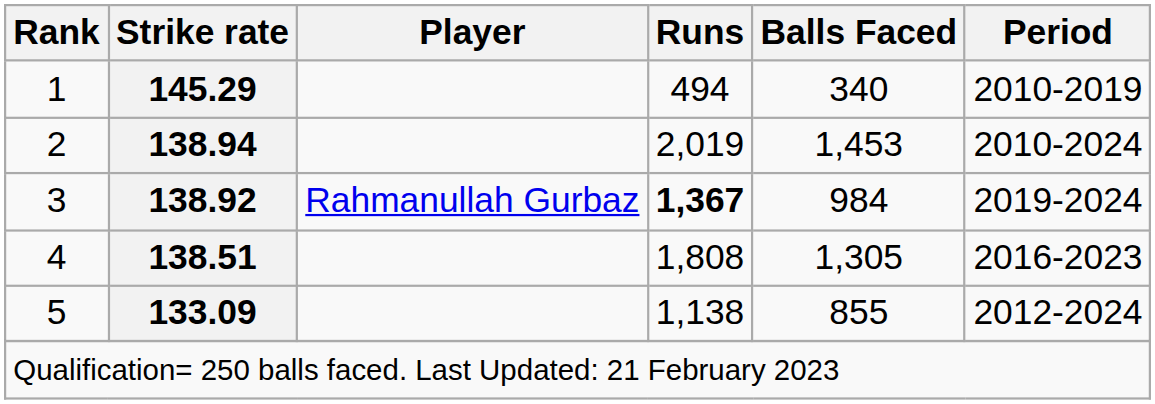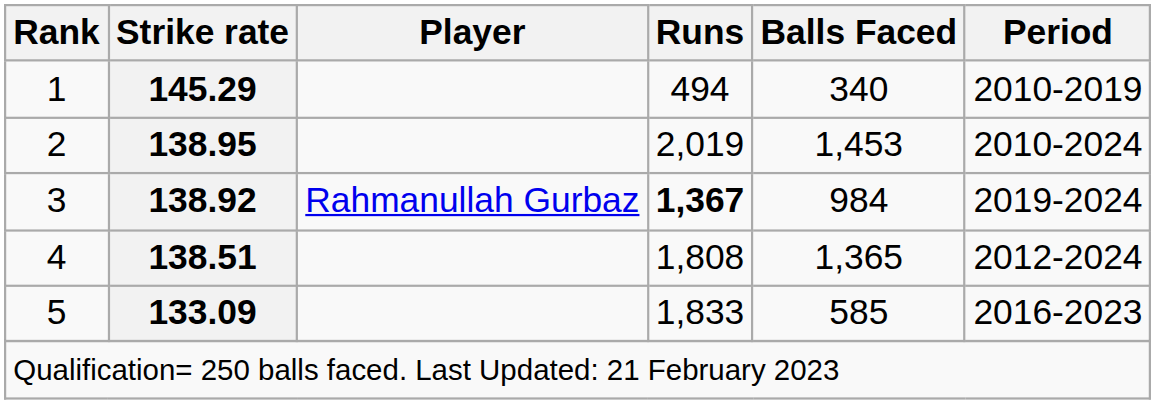(202, 144) 138.94 -> (202, 144) 138.95
(859, 256) 1,305 -> (859, 256) 1,365
(1058, 256) 2016-2023 -> (1058, 256) 2012-2024
(700, 312) 1,138 -> (700, 312) 1,833
(859, 312) 855 -> (859, 312) 585
(1058, 312) 2012-2024 -> (1058, 312) 2016-2023
